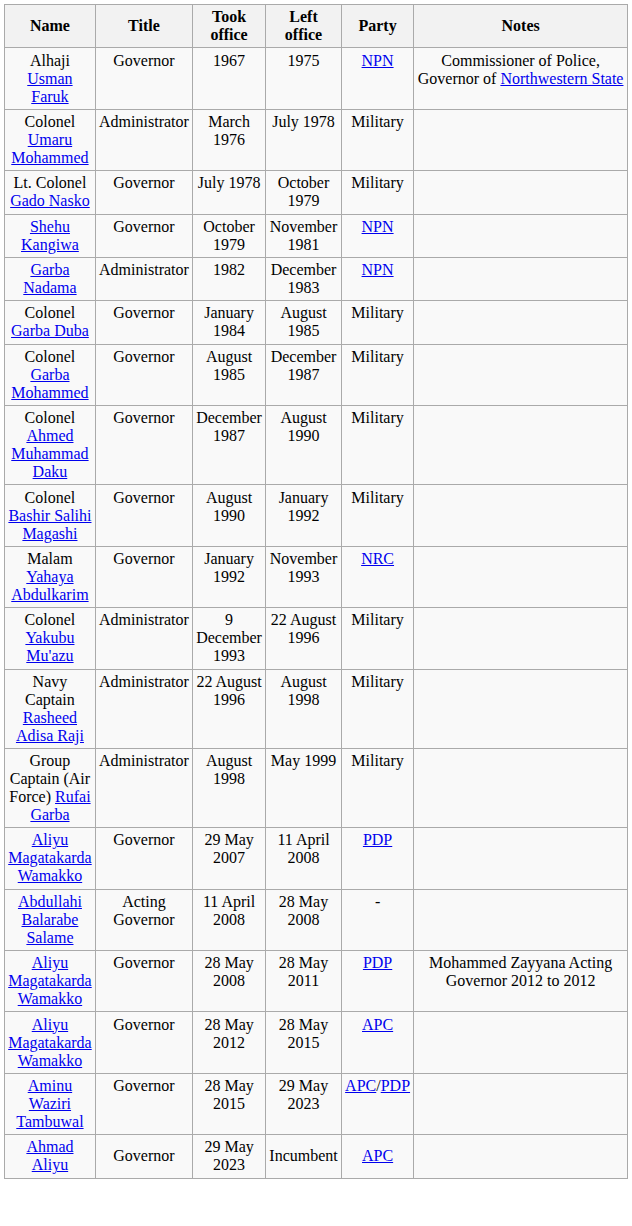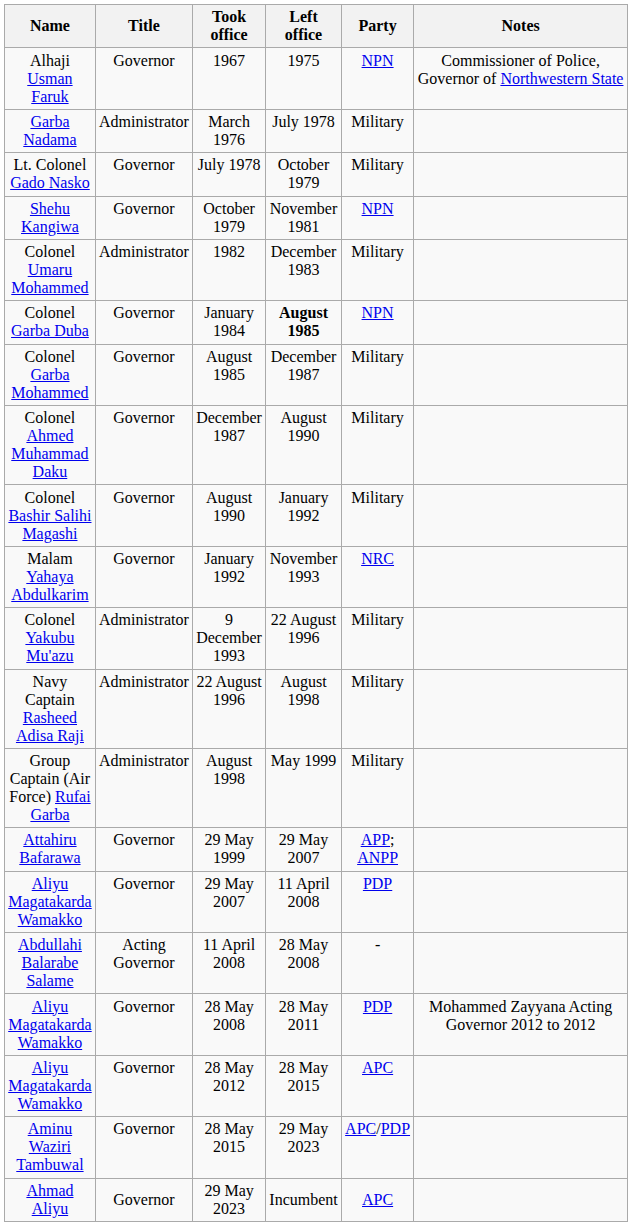(50, 139) Colonel Umaru Mohammed -> (50, 130) Garba Nadama
(50, 279) Garba Nadama -> (50, 270) Colonel Umaru Mohammed
(378, 270) NPN -> (378, 252) Military
(304, 322) normal -> (304, 322) bold
(378, 313) Military -> (378, 313) NPN
+ row: (229, 849)
